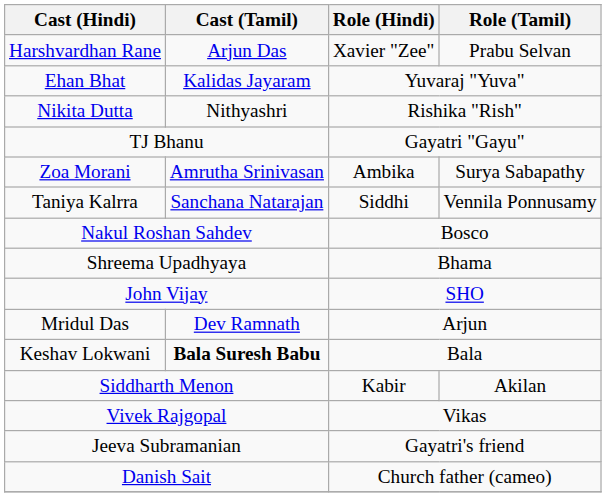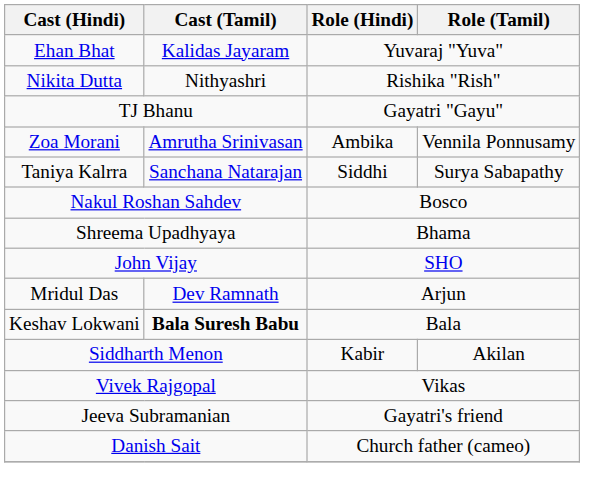- row: (85, 50)
(520, 171) Surya Sabapathy -> (499, 141) Vennila Ponnusamy
(520, 202) Vennila Ponnusamy -> (499, 171) Surya Sabapathy
